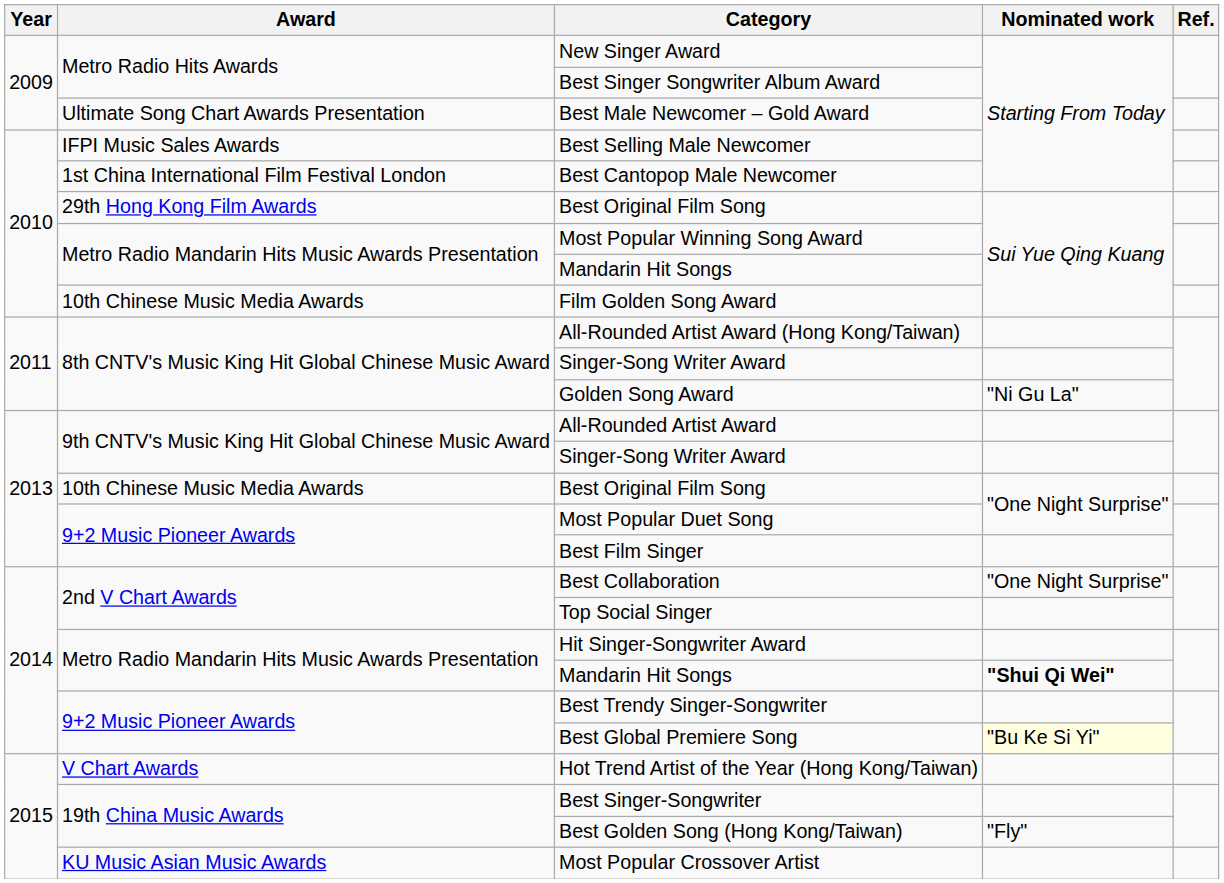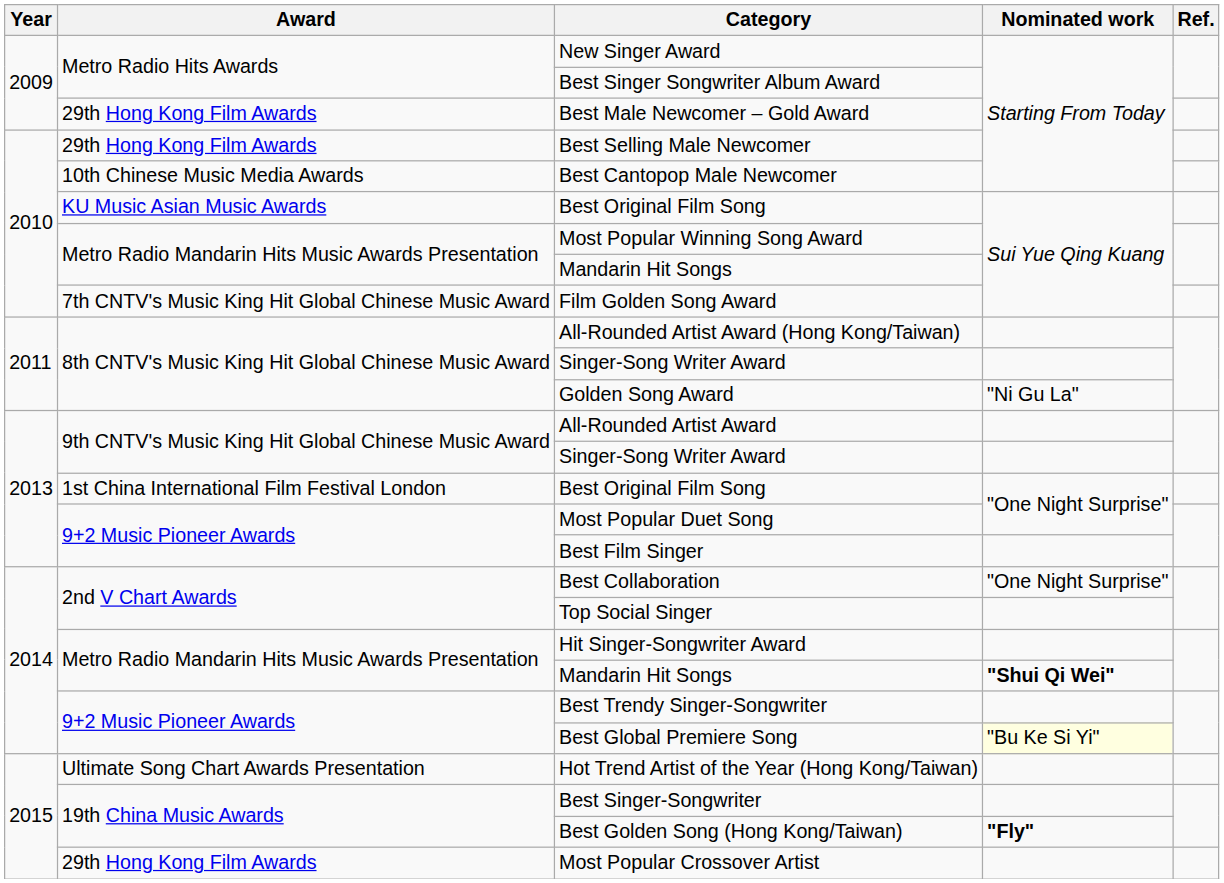(243, 113) Ultimate Song Chart Awards Presentation -> (189, 113) 29th Hong Kong Film Awards
(171, 144) IFPI Music Sales Awards -> (189, 144) 29th Hong Kong Film Awards
(254, 176) 1st China International Film Festival London -> (213, 176) 10th Chinese Music Media Awards
(189, 207) 29th Hong Kong Film Awards -> (194, 207) KU Music Asian Music Awards
(213, 301) 10th Chinese Music Media Awards -> (306, 301) 7th CNTV's Music King Hit Global Chinese Music Award
(213, 488) 10th Chinese Music Media Awards -> (254, 488) 1st China International Film Festival London
(130, 769) V Chart Awards -> (243, 769) Ultimate Song Chart Awards Presentation
(1007, 831) normal -> (1011, 831) bold
(194, 862) KU Music Asian Music Awards -> (189, 862) 29th Hong Kong Film Awards
